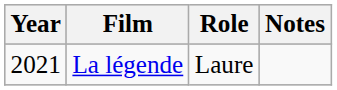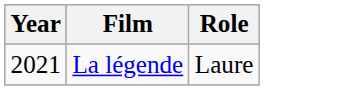- column: (295, 24)
